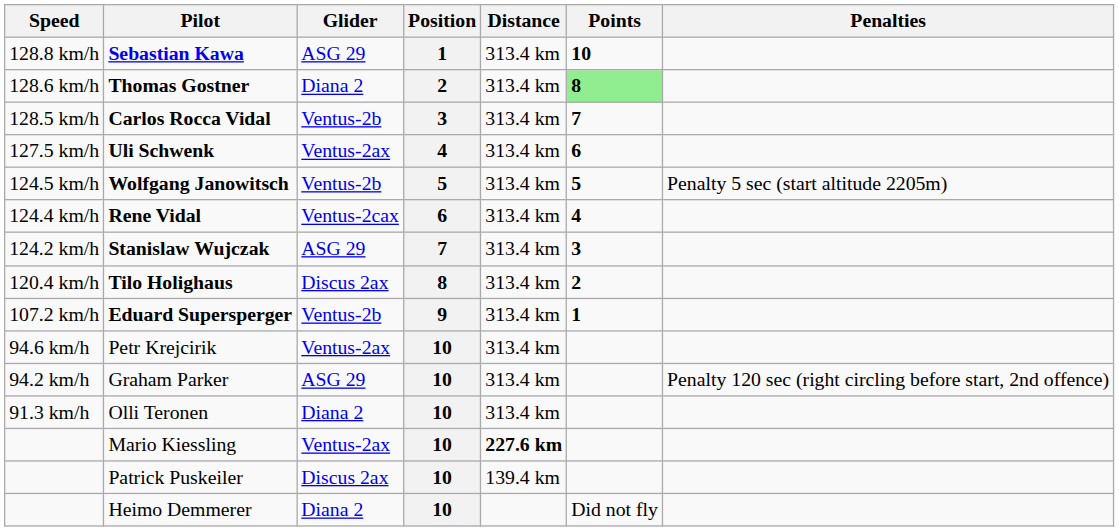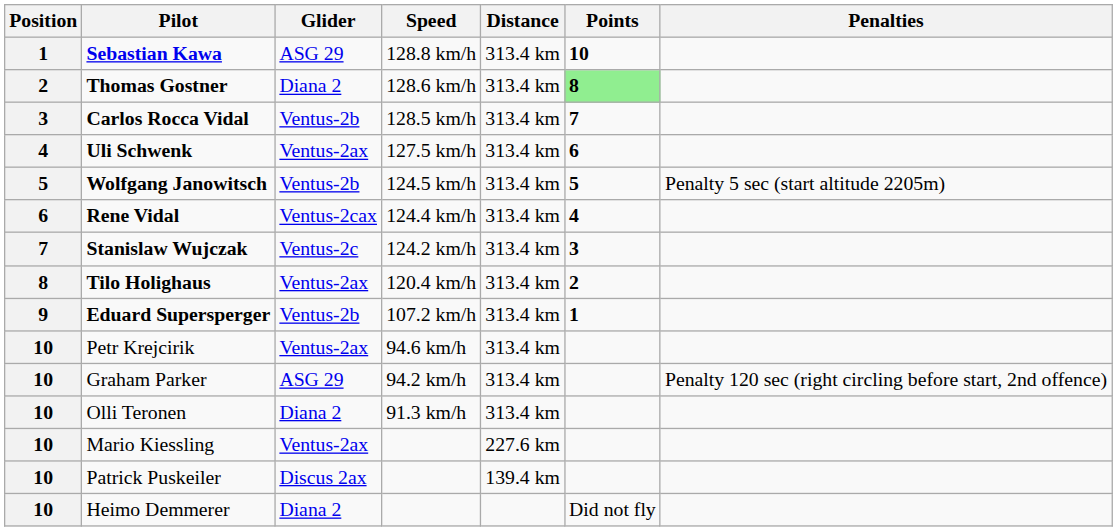columns swapped: (442, 20) <-> (54, 20)
(333, 249) ASG 29 -> (319, 249) Ventus-2c
(345, 281) Discus 2ax -> (324, 281) Ventus-2ax
(524, 444) bold -> (523, 444) normal
